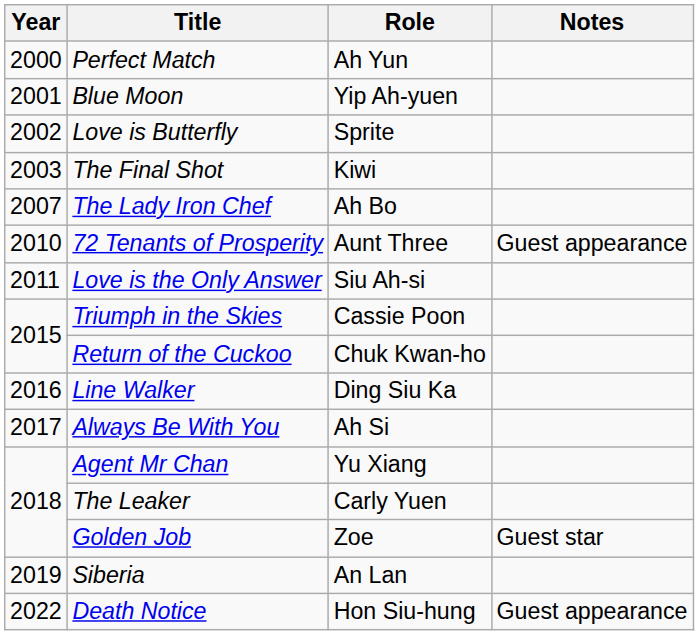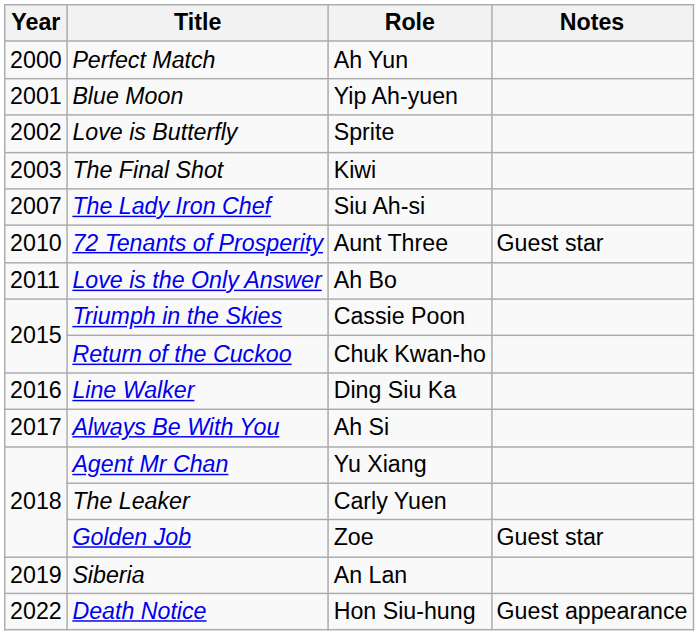(365, 206) Ah Bo -> (379, 206) Siu Ah-si
(592, 243) Guest appearance -> (550, 243) Guest star
(379, 280) Siu Ah-si -> (365, 280) Ah Bo
